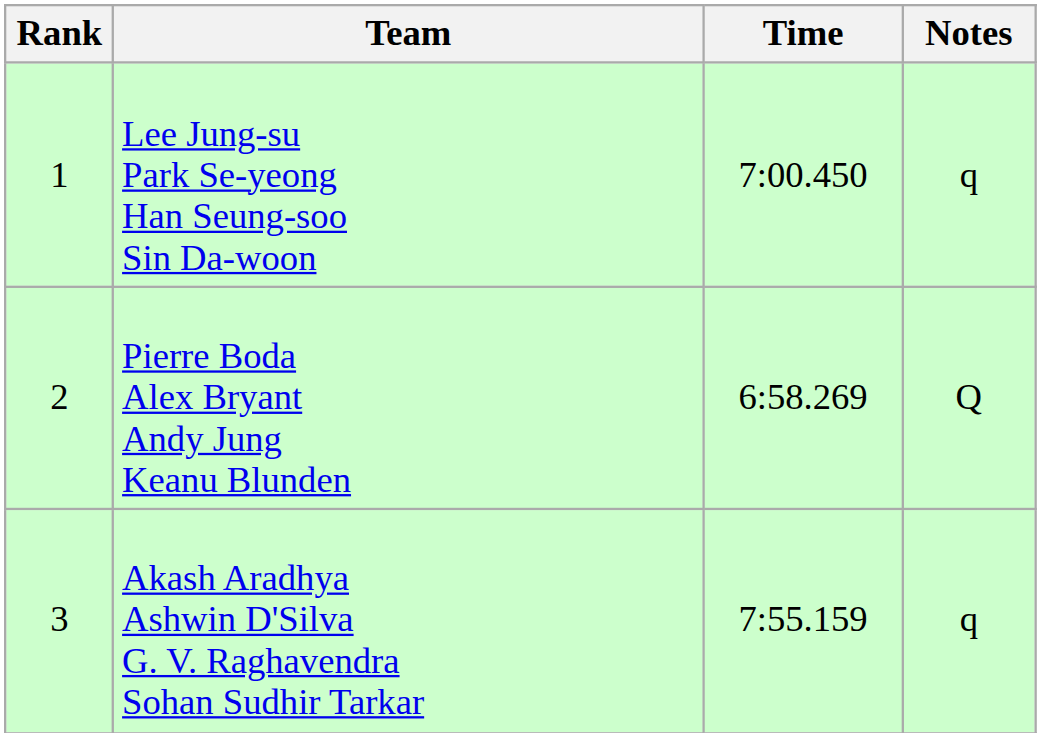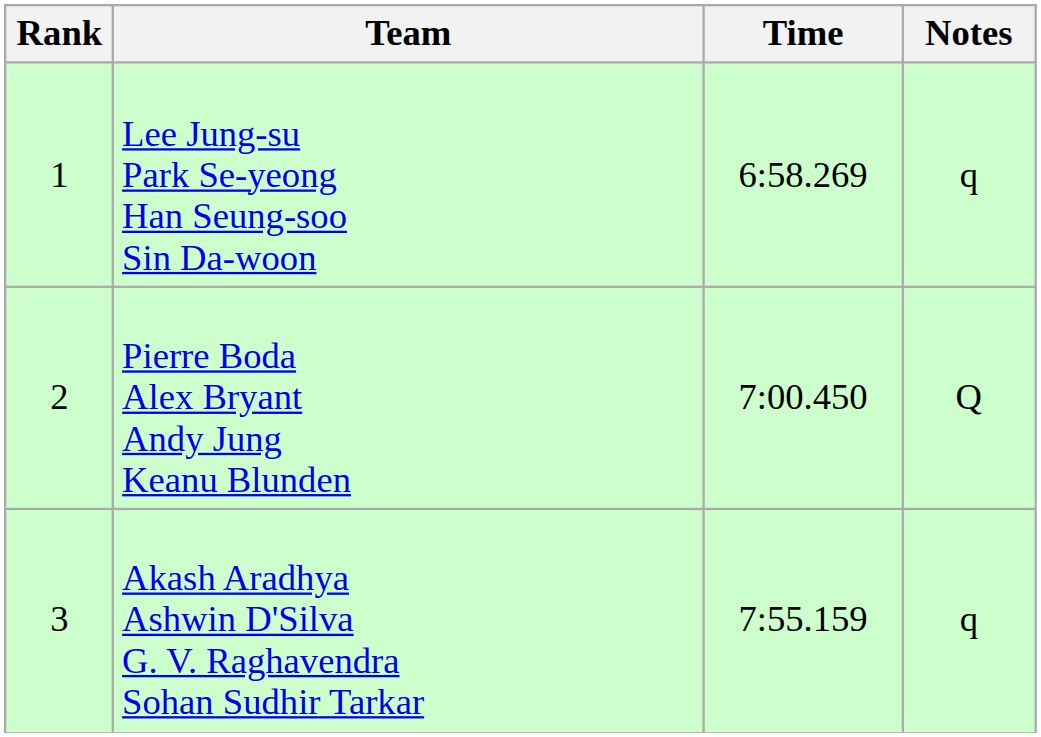(803, 174) 7:00.450 -> (803, 174) 6:58.269
(803, 397) 6:58.269 -> (803, 397) 7:00.450
